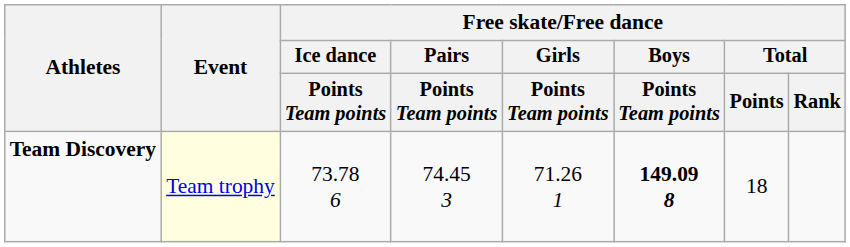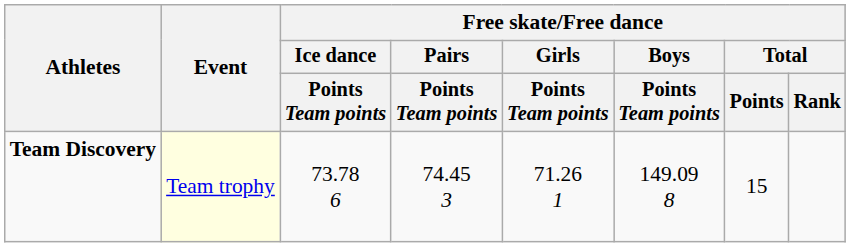(669, 186) bold -> (669, 186) normal
(757, 186) 18 -> (757, 186) 15
